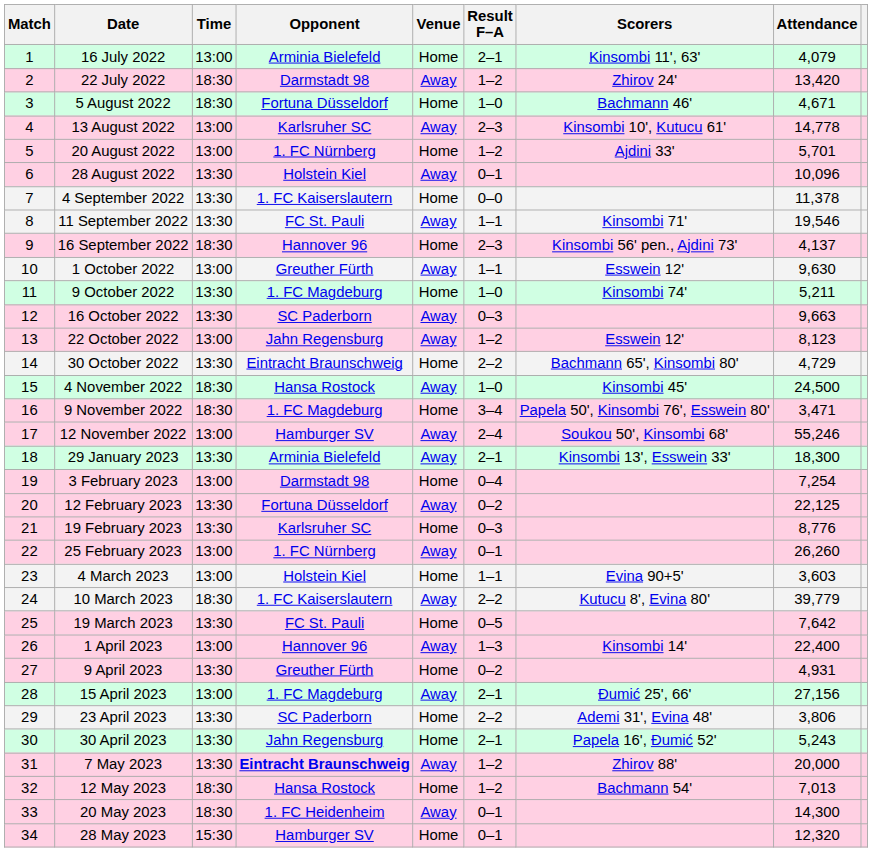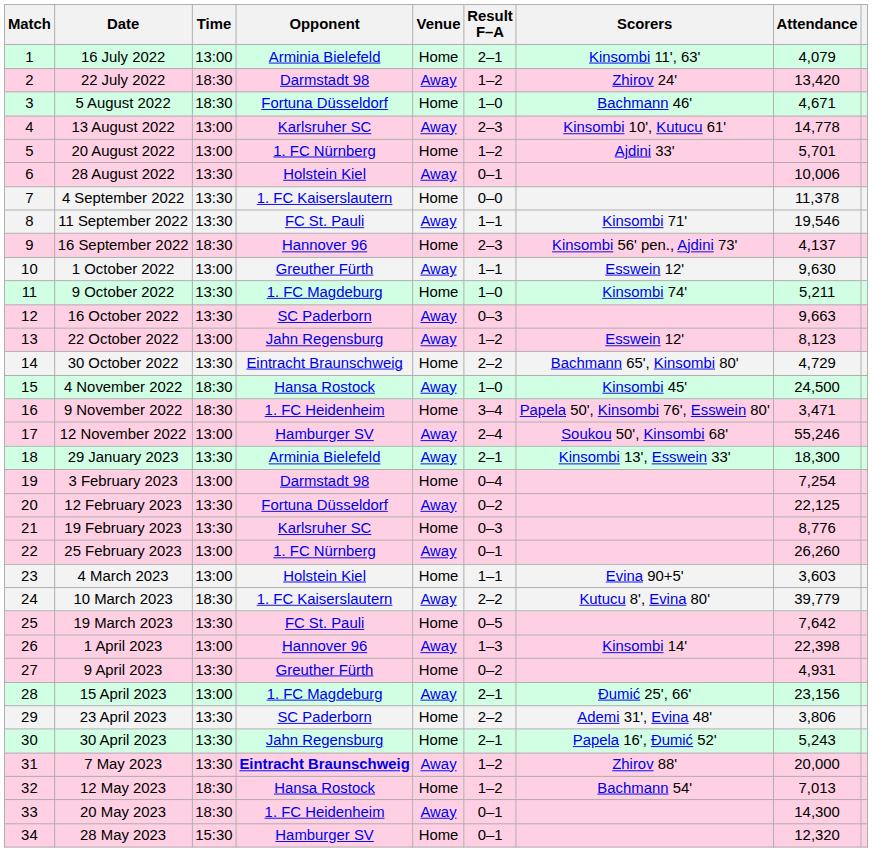(817, 174) 10,096 -> (817, 174) 10,006
(325, 410) 1. FC Magdeburg -> (325, 410) 1. FC Heidenheim
(817, 646) 22,400 -> (817, 646) 22,398
(817, 693) 27,156 -> (817, 693) 23,156
